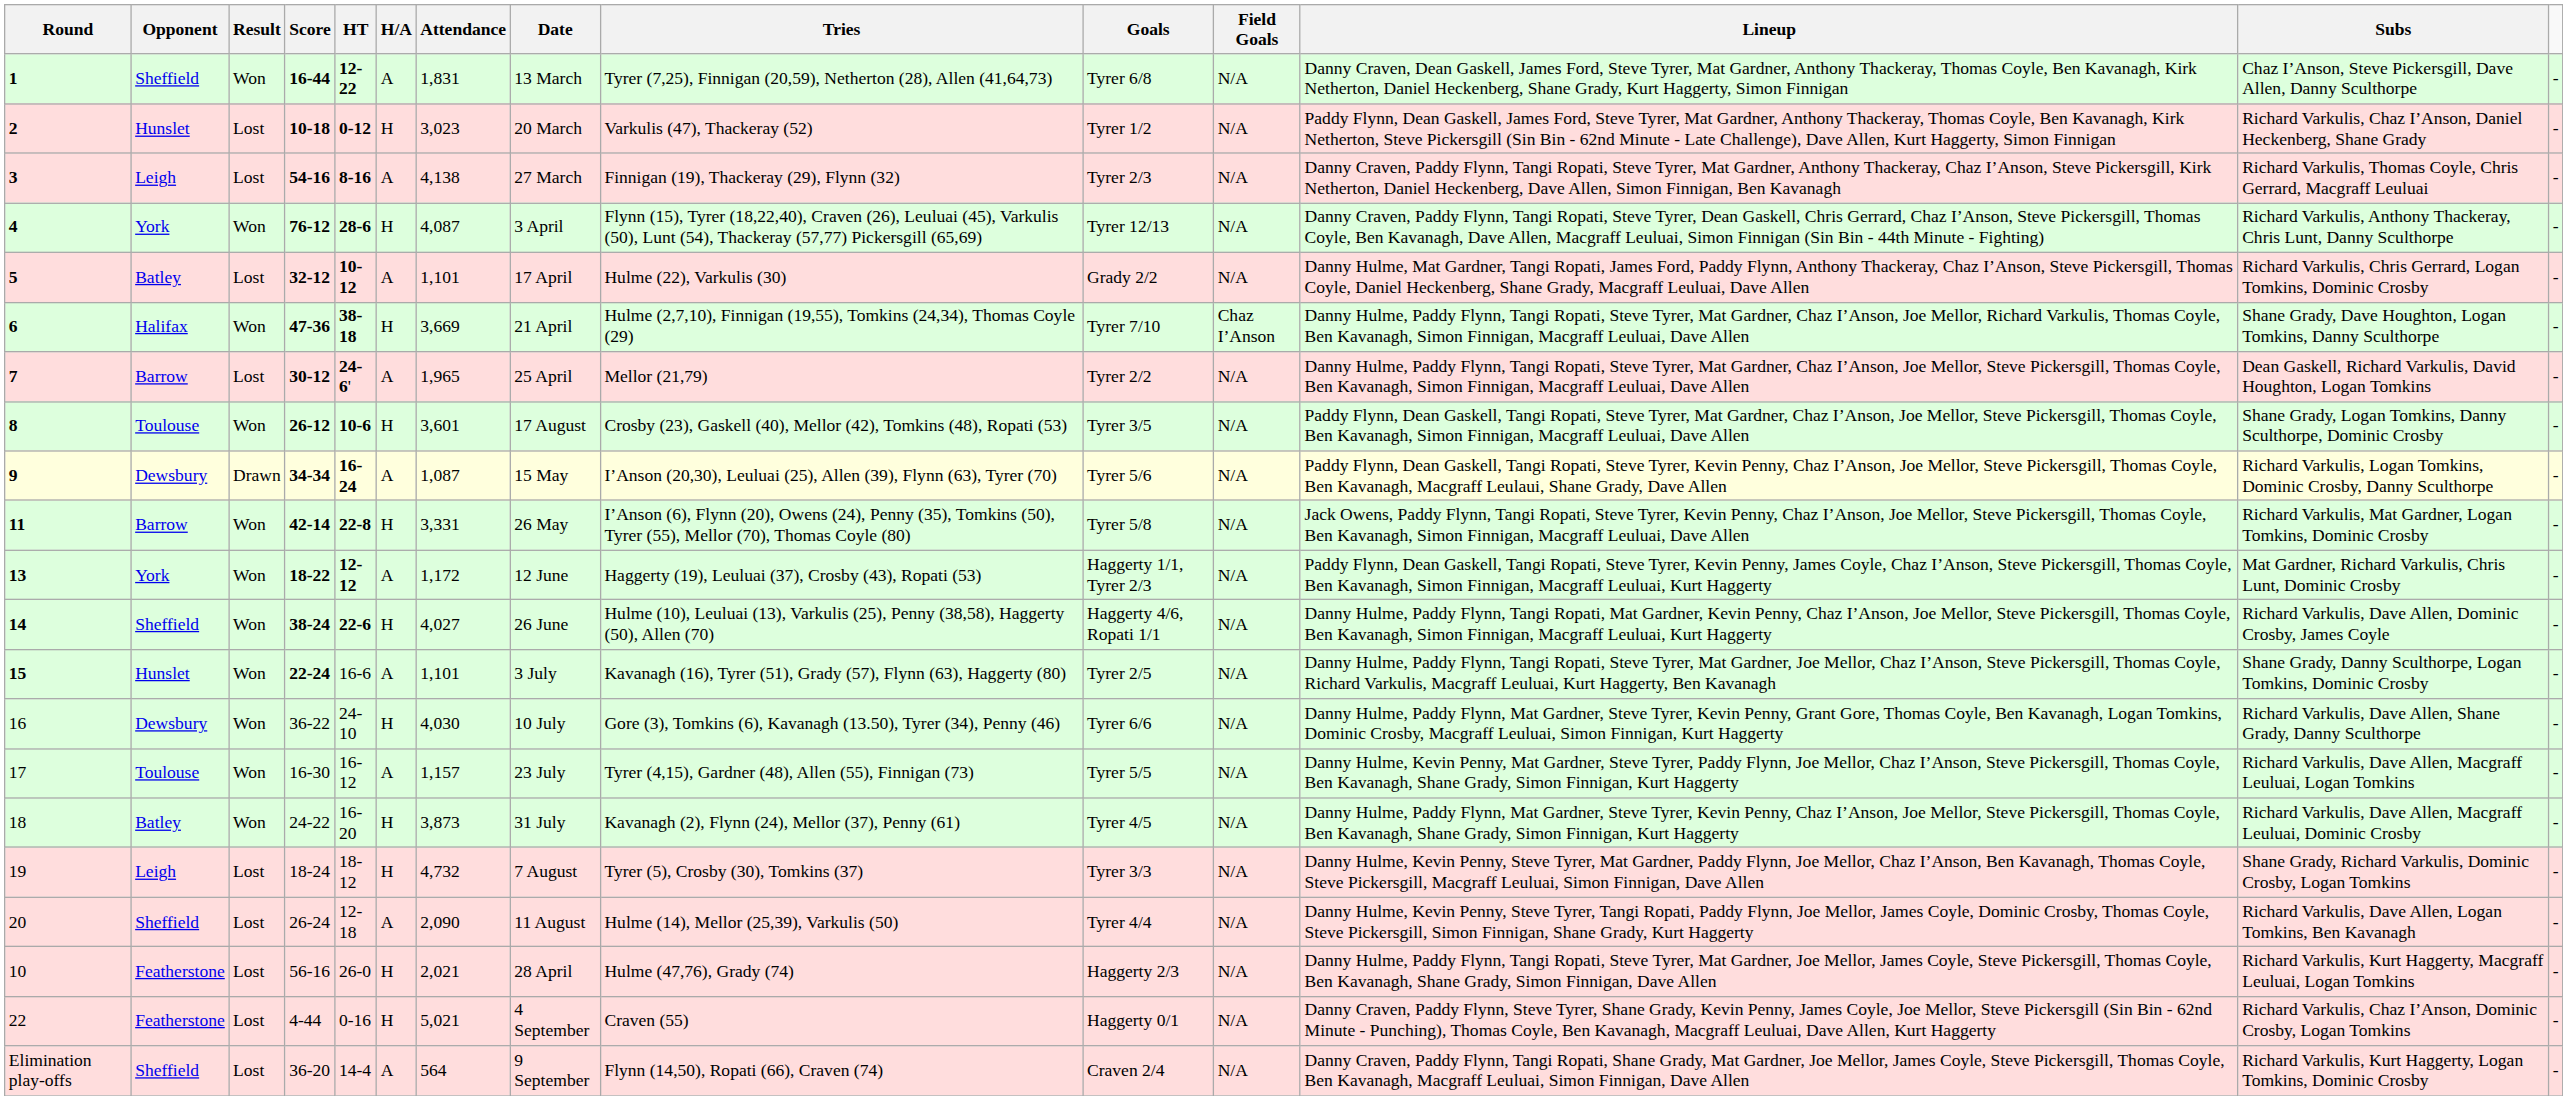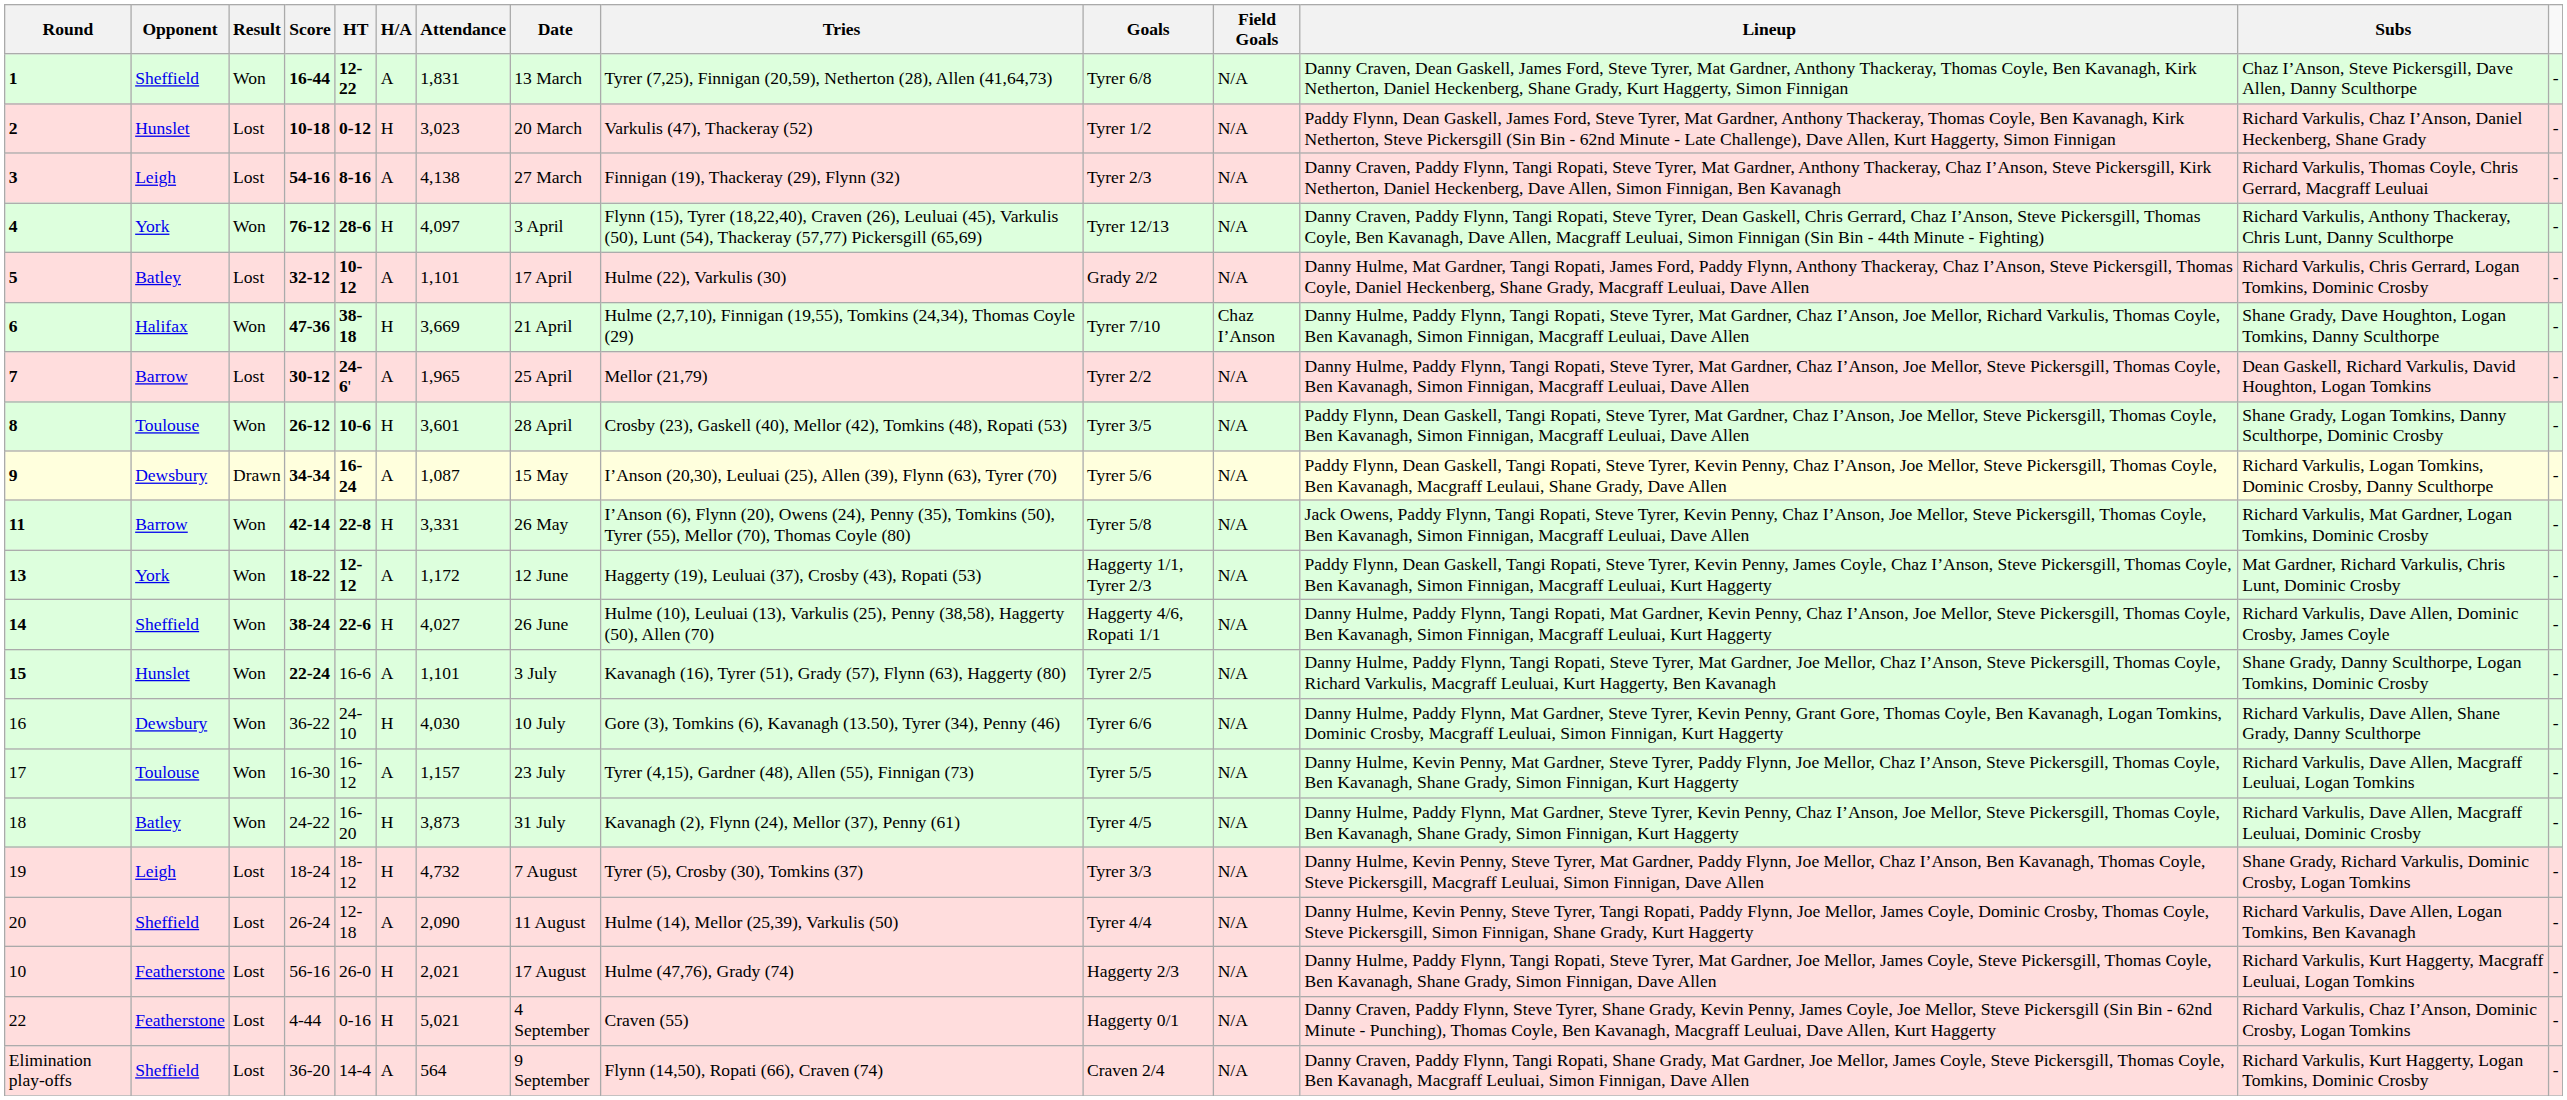(440, 227) 4,087 -> (440, 227) 4,097
(550, 425) 17 August -> (543, 425) 28 April
(543, 970) 28 April -> (550, 970) 17 August
